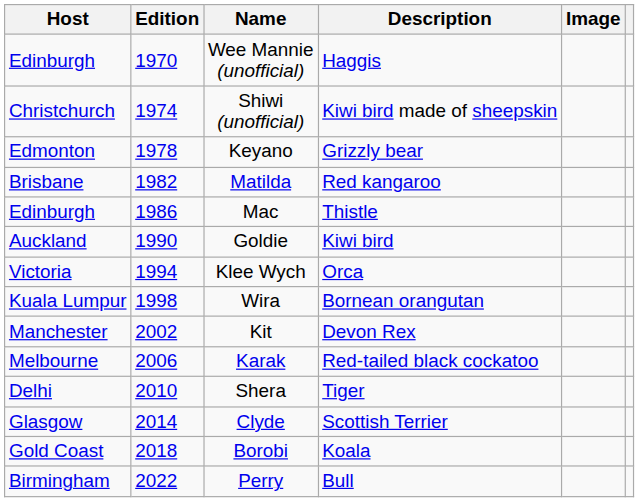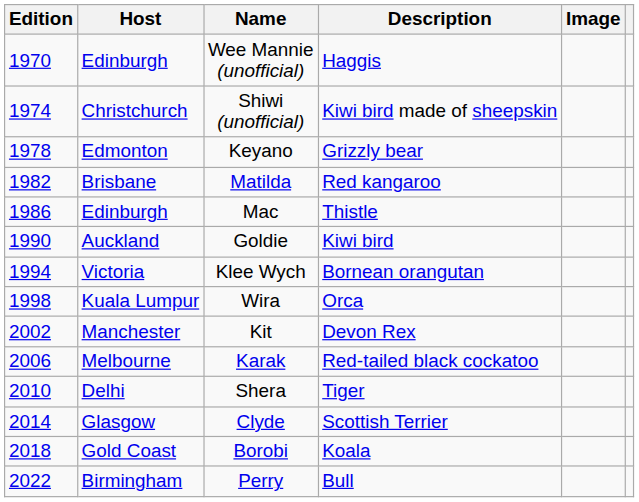columns swapped: (167, 19) <-> (68, 19)
(343, 271) Orca -> (403, 271) Bornean orangutan
(403, 301) Bornean orangutan -> (343, 301) Orca
